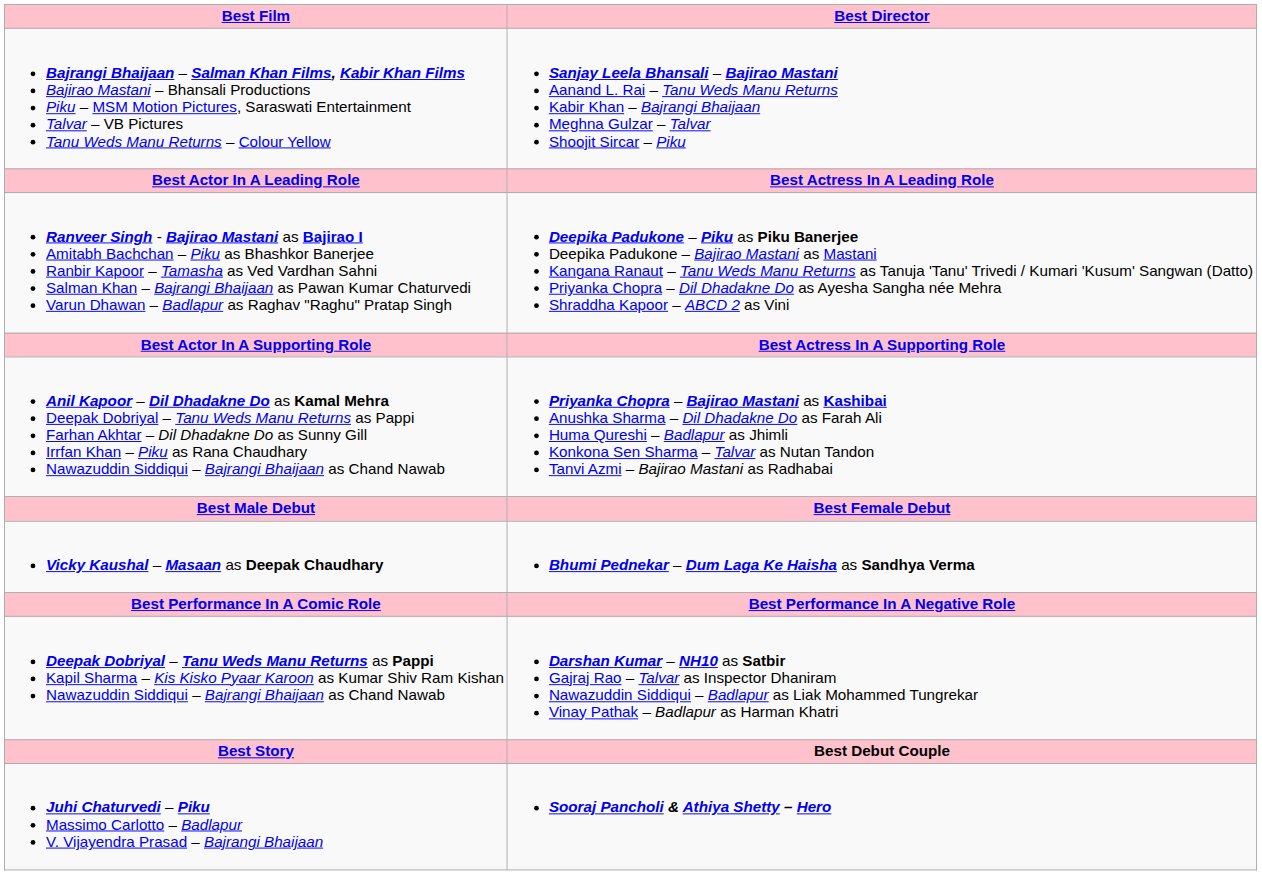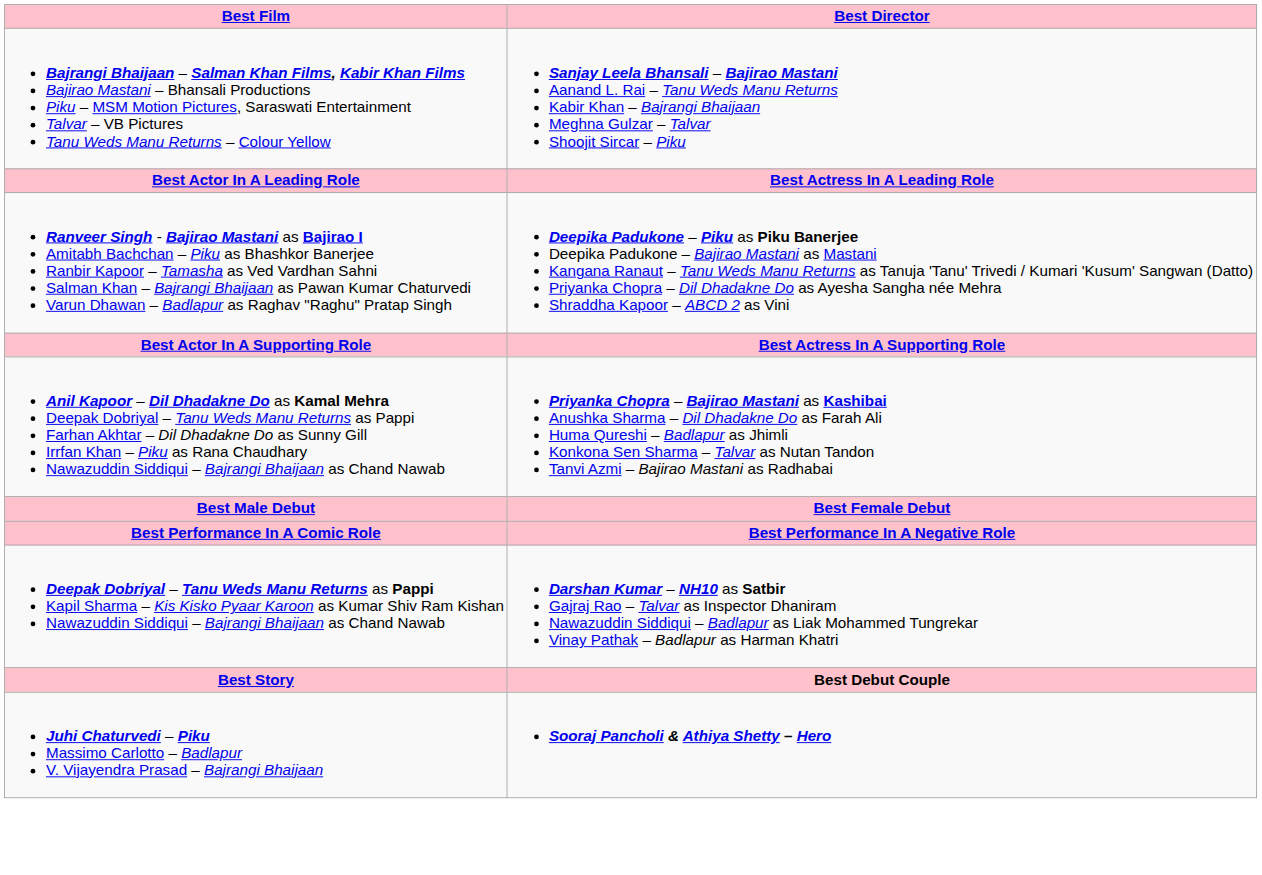- row: (256, 565)
